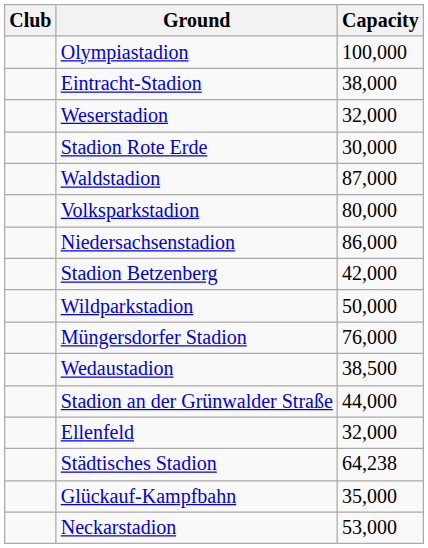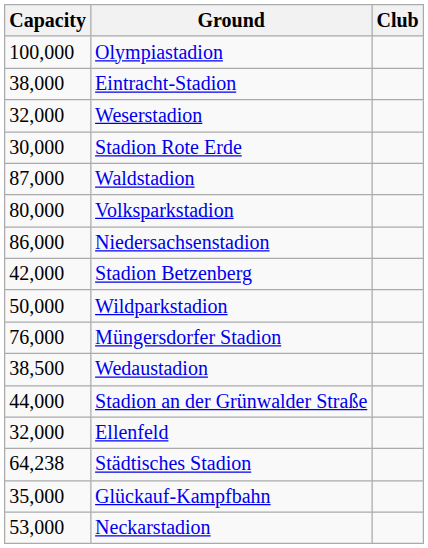columns swapped: (30, 20) <-> (380, 20)
